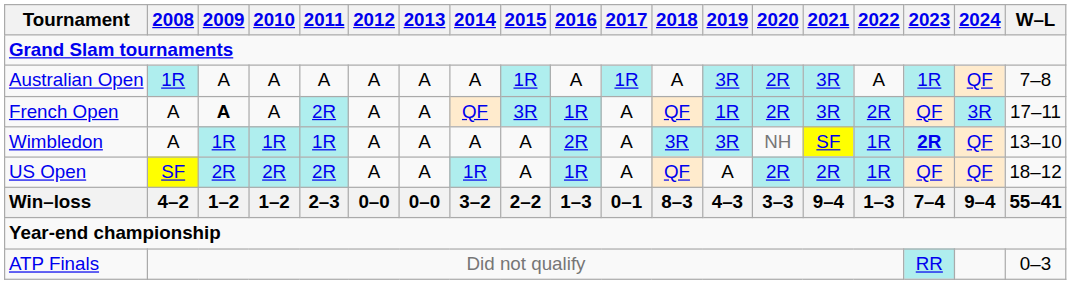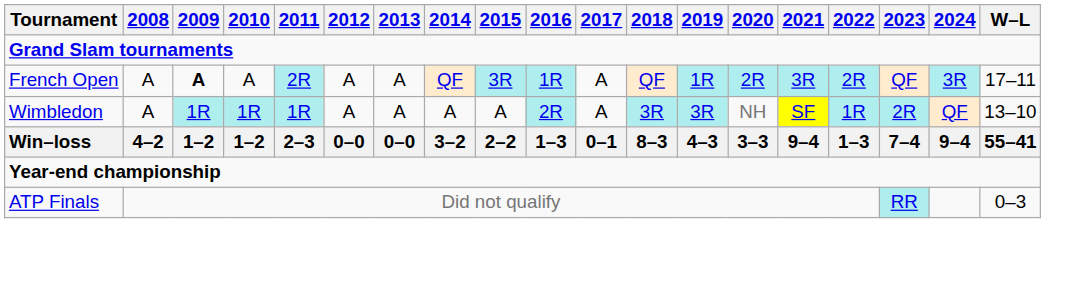- row: (76, 80)
(929, 141) bold -> (904, 110) normal
- row: (48, 171)
